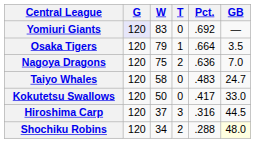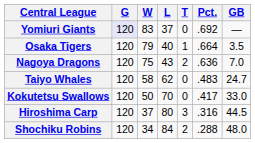+ column: (167, 12)
(236, 130) lightyellow background -> (237, 130) no background
